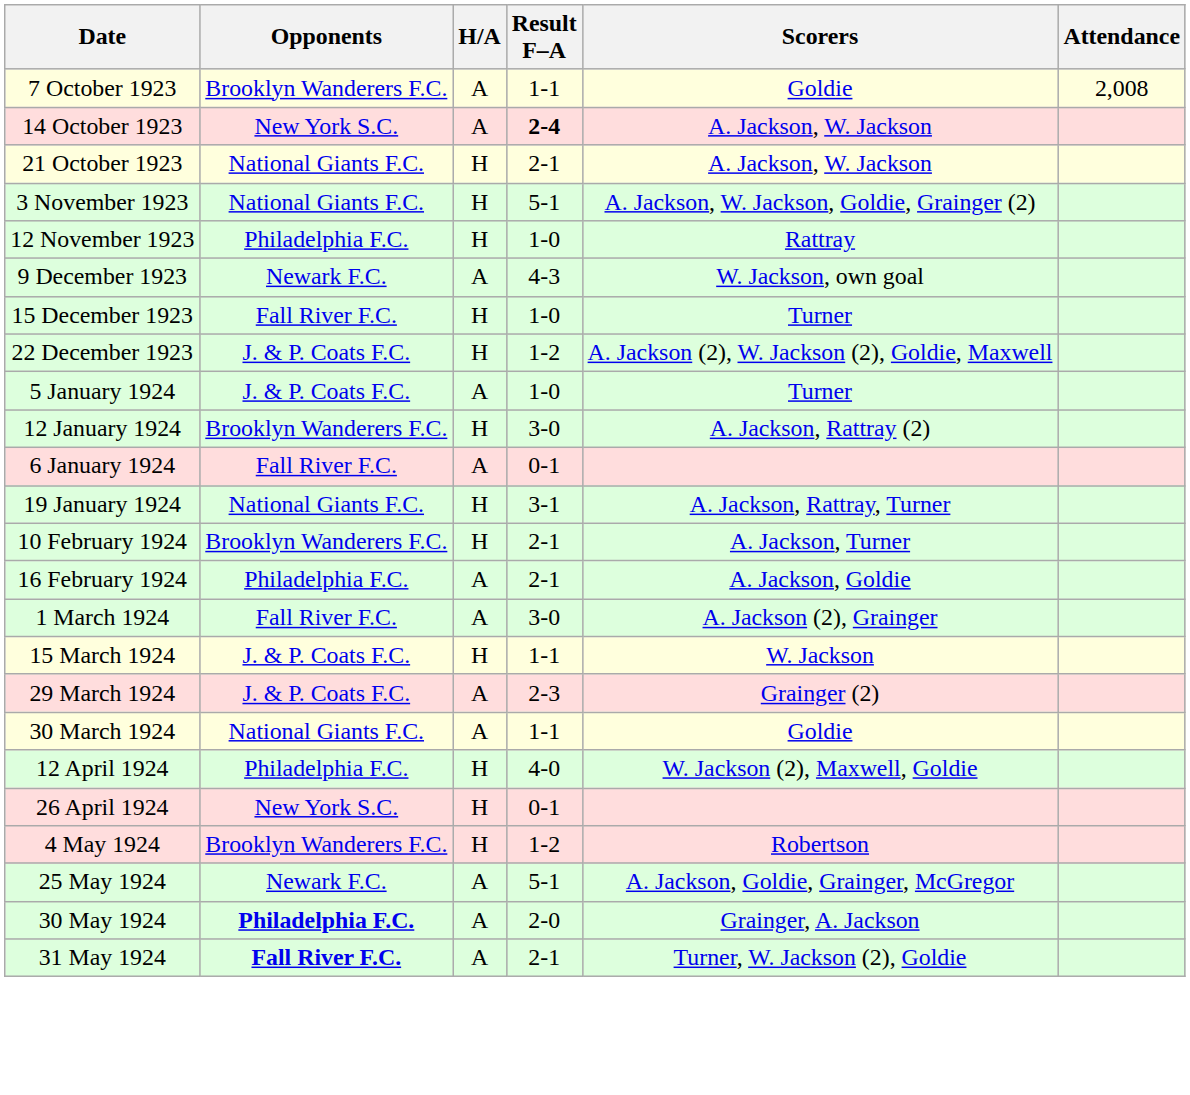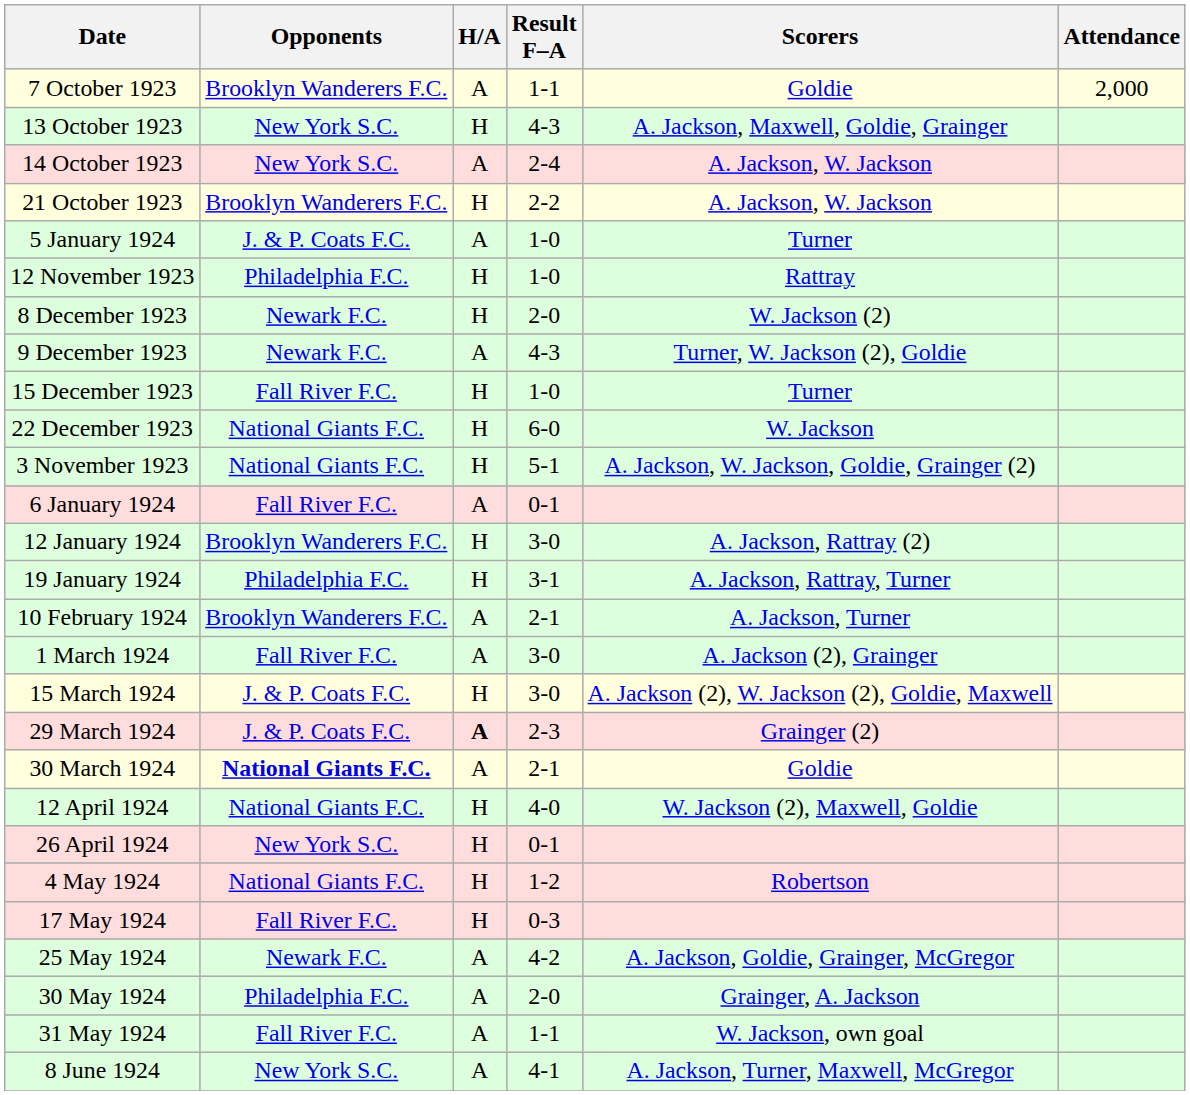(1122, 88) 2,008 -> (1122, 88) 2,000
+ row: (102, 125)
(544, 125) bold -> (544, 163) normal
(326, 163) National Giants F.C. -> (326, 201) Brooklyn Wanderers F.C.
(544, 163) 2-1 -> (544, 201) 2-2
rows swapped: (102, 201) <-> (102, 390)
+ row: (102, 314)
(820, 277) W. Jackson, own goal -> (820, 352) Turner, W. Jackson (2), Goldie
(326, 352) J. & P. Coats F.C. -> (326, 428) National Giants F.C.
(544, 352) 1-2 -> (544, 428) 6-0
(820, 352) A. Jackson (2), W. Jackson (2), Goldie, Maxwell -> (820, 428) W. Jackson
rows swapped: (102, 466) <-> (102, 428)
(326, 503) National Giants F.C. -> (326, 579) Philadelphia F.C.
(480, 541) H -> (480, 617) A
- row: (102, 579)
(544, 655) 1-1 -> (544, 692) 3-0
(820, 655) W. Jackson -> (820, 692) A. Jackson (2), W. Jackson (2), Goldie, Maxwell
(480, 692) normal -> (480, 730) bold
(326, 730) normal -> (326, 768) bold
(544, 730) 1-1 -> (544, 768) 2-1
(326, 768) Philadelphia F.C. -> (326, 806) National Giants F.C.
(326, 844) Brooklyn Wanderers F.C. -> (326, 882) National Giants F.C.
+ row: (102, 919)
(544, 882) 5-1 -> (544, 957) 4-2
(326, 919) bold -> (326, 995) normal
(326, 957) bold -> (326, 1033) normal
(544, 957) 2-1 -> (544, 1033) 1-1
(820, 957) Turner, W. Jackson (2), Goldie -> (820, 1033) W. Jackson, own goal
+ row: (102, 1071)
